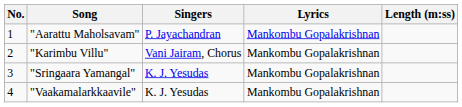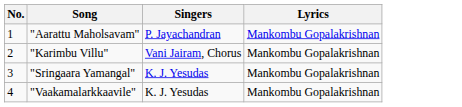- column: (420, 14)
